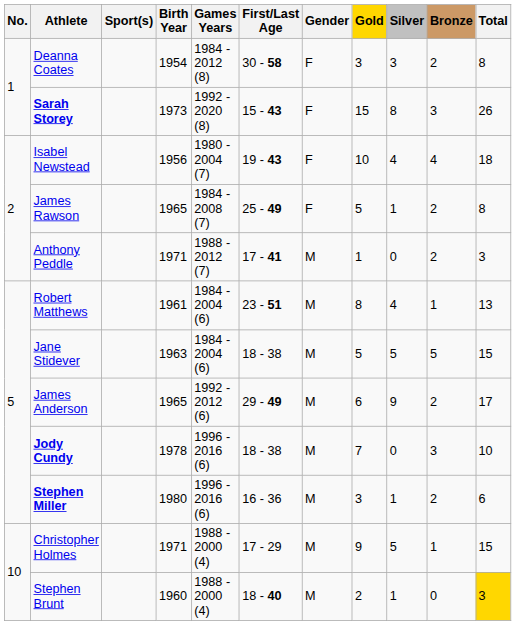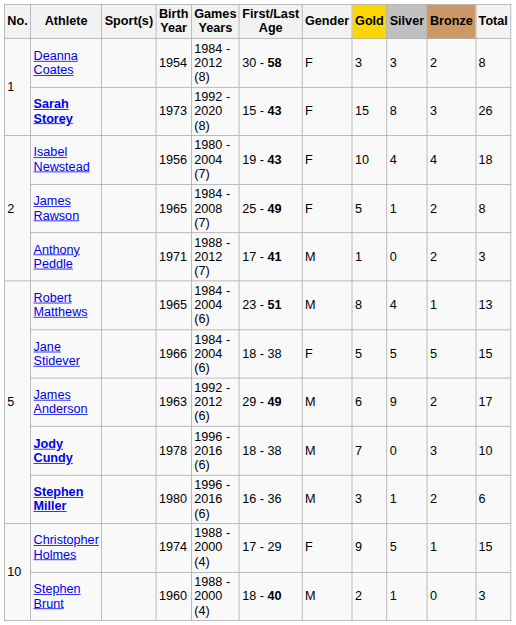(173, 305) 1961 -> (173, 305) 1965
(173, 353) 1963 -> (173, 353) 1966
(310, 353) M -> (309, 353) F
(173, 402) 1965 -> (173, 402) 1963
(173, 547) 1971 -> (173, 547) 1974
(310, 547) M -> (309, 547) F
(482, 596) gold background -> (482, 596) no background
